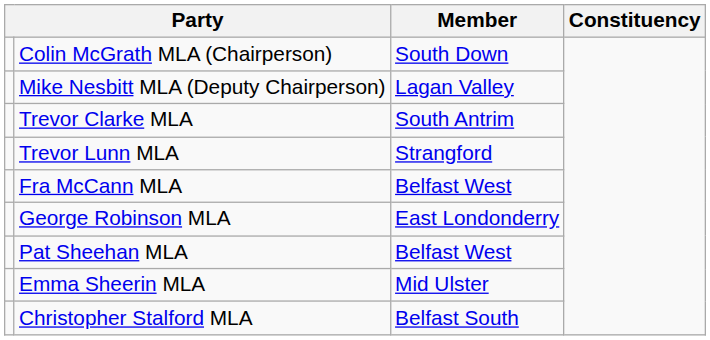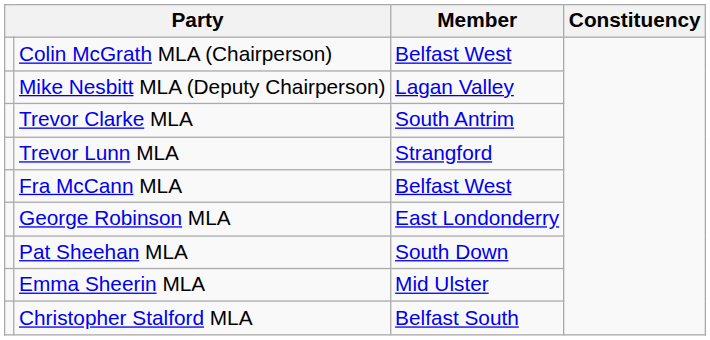(452, 53) South Down -> (453, 53) Belfast West
(453, 251) Belfast West -> (452, 251) South Down
